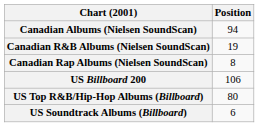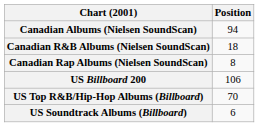(233, 46) 19 -> (233, 46) 18
(233, 96) 80 -> (233, 96) 70
